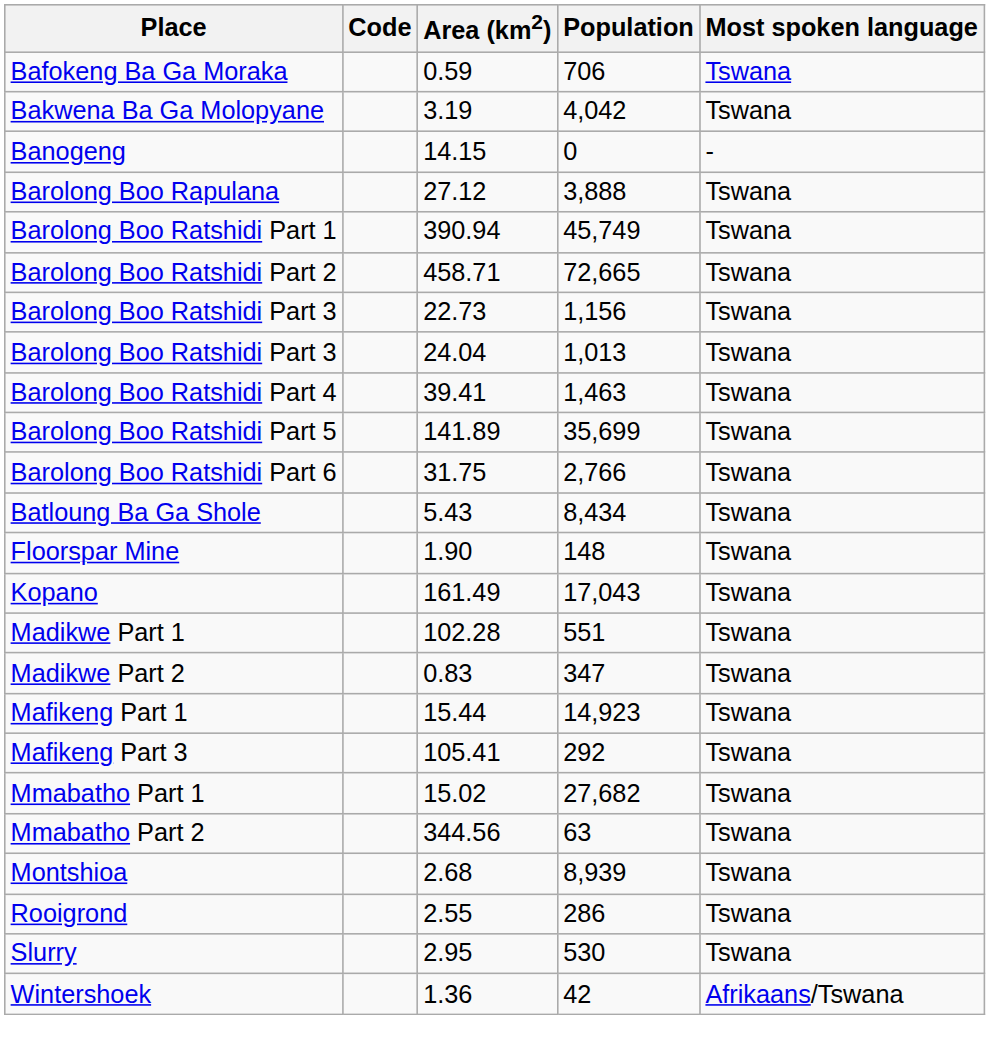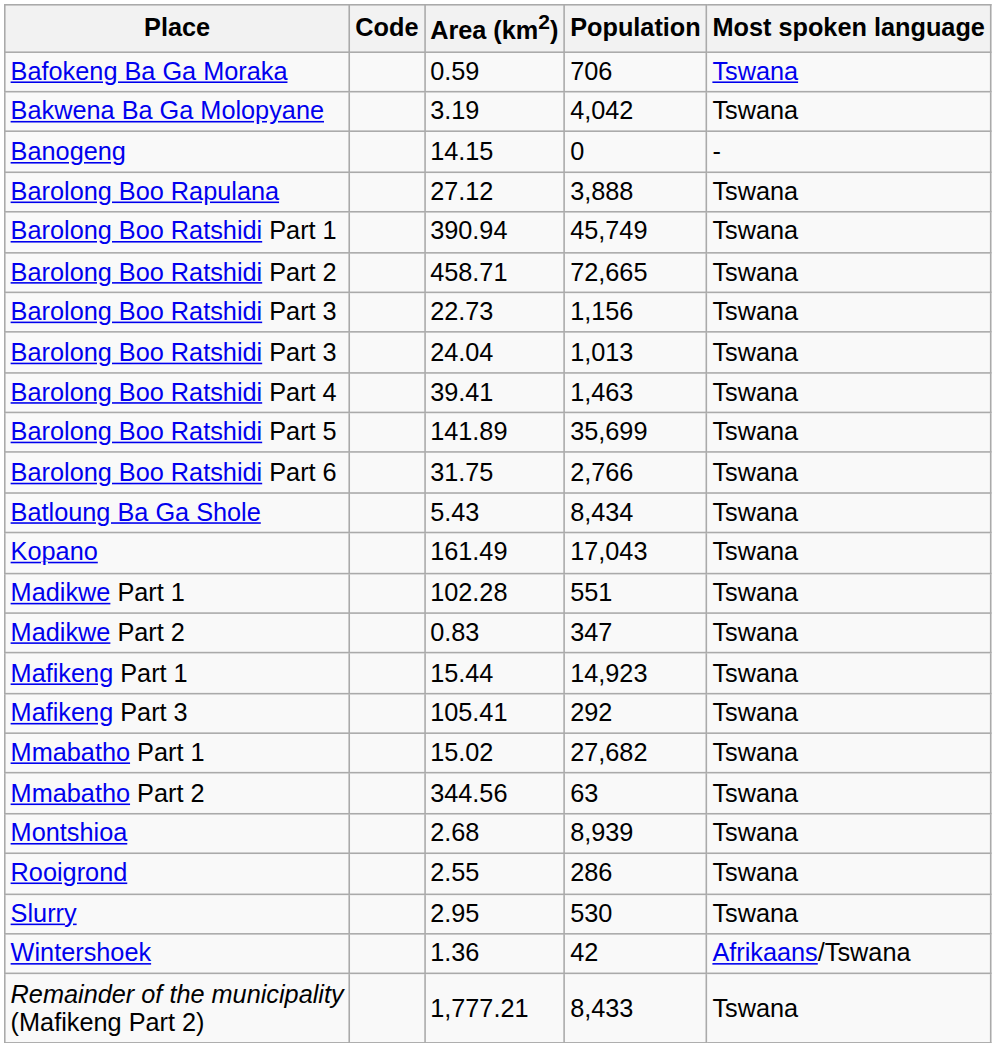- row: (95, 552)
+ row: (177, 1007)
